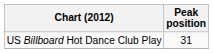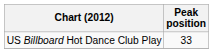(186, 40) 31 -> (186, 40) 33
